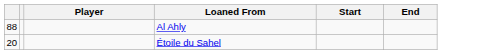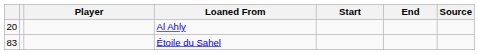+ column: (456, 12)
(12, 27) 88 -> (12, 27) 20
(12, 42) 20 -> (12, 42) 83
